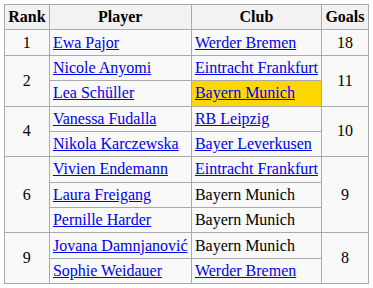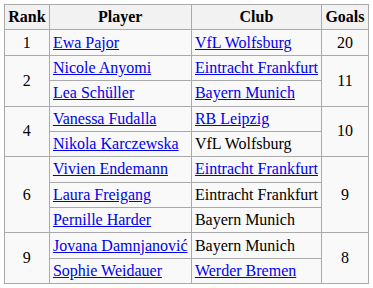(246, 42) Werder Bremen -> (243, 42) VfL Wolfsburg
(345, 42) 18 -> (345, 42) 20
(245, 93) gold background -> (245, 93) no background
(253, 144) Bayer Leverkusen -> (243, 144) VfL Wolfsburg
(245, 194) Bayern Munich -> (256, 194) Eintracht Frankfurt
